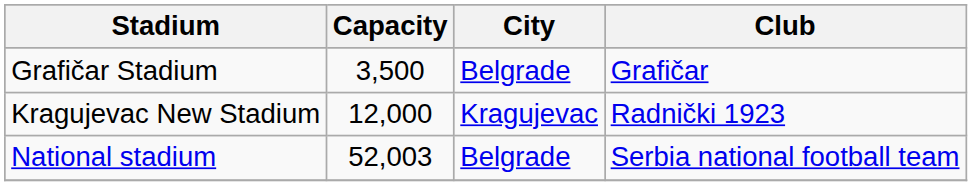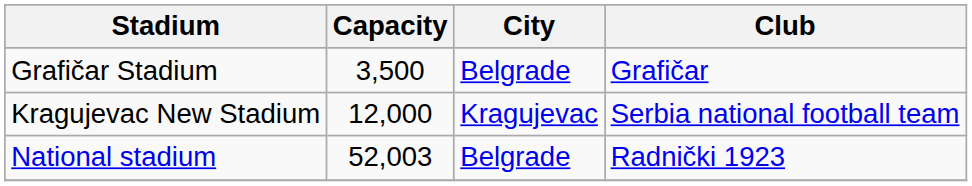(698, 113) Radnički 1923 -> (785, 113) Serbia national football team
(785, 157) Serbia national football team -> (698, 157) Radnički 1923
